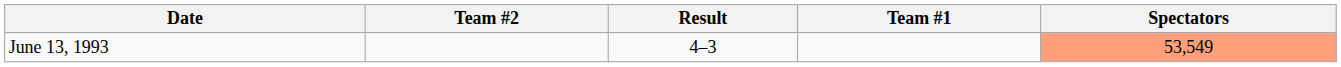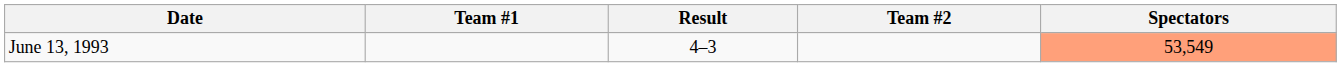columns swapped: (919, 18) <-> (487, 18)
